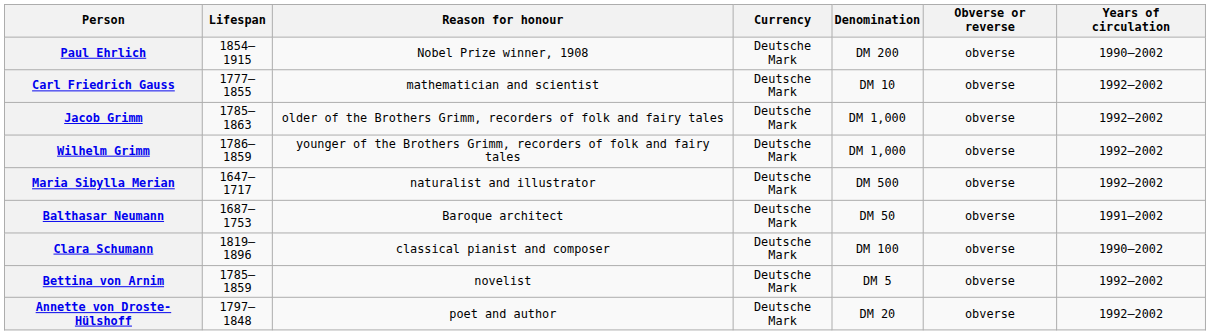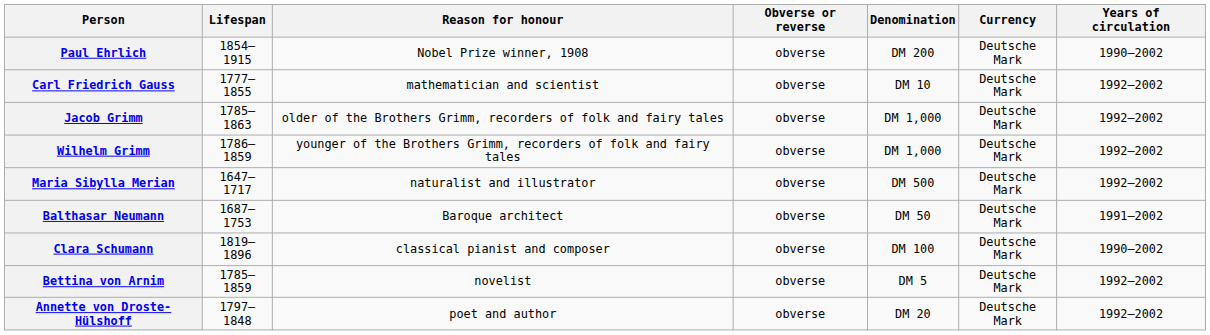columns swapped: (783, 21) <-> (990, 21)
